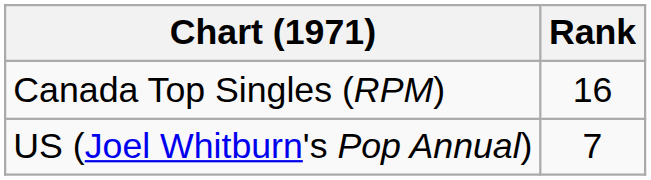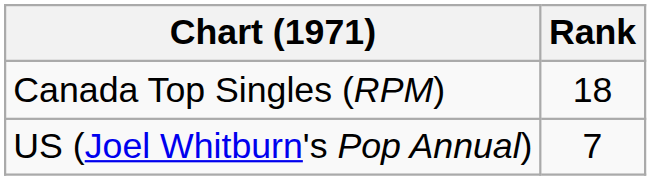(593, 89) 16 -> (593, 89) 18
